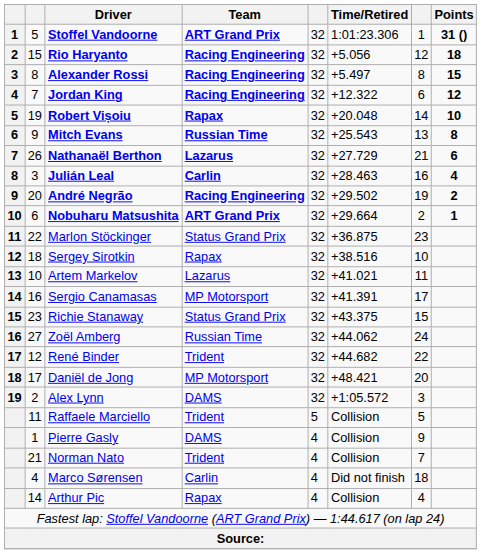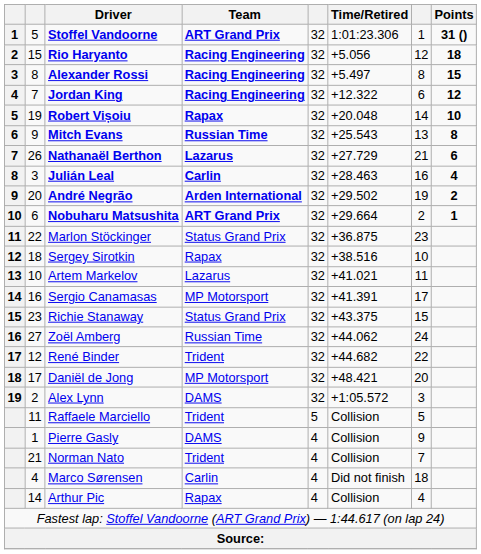(245, 196) Racing Engineering -> (243, 196) Arden International
